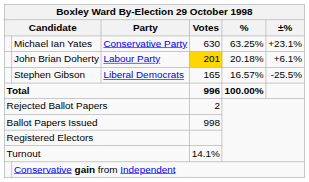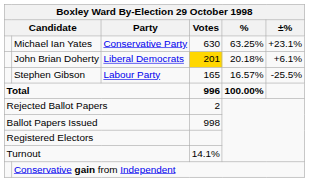(132, 59) Labour Party -> (144, 59) Liberal Democrats
(144, 75) Liberal Democrats -> (132, 75) Labour Party
